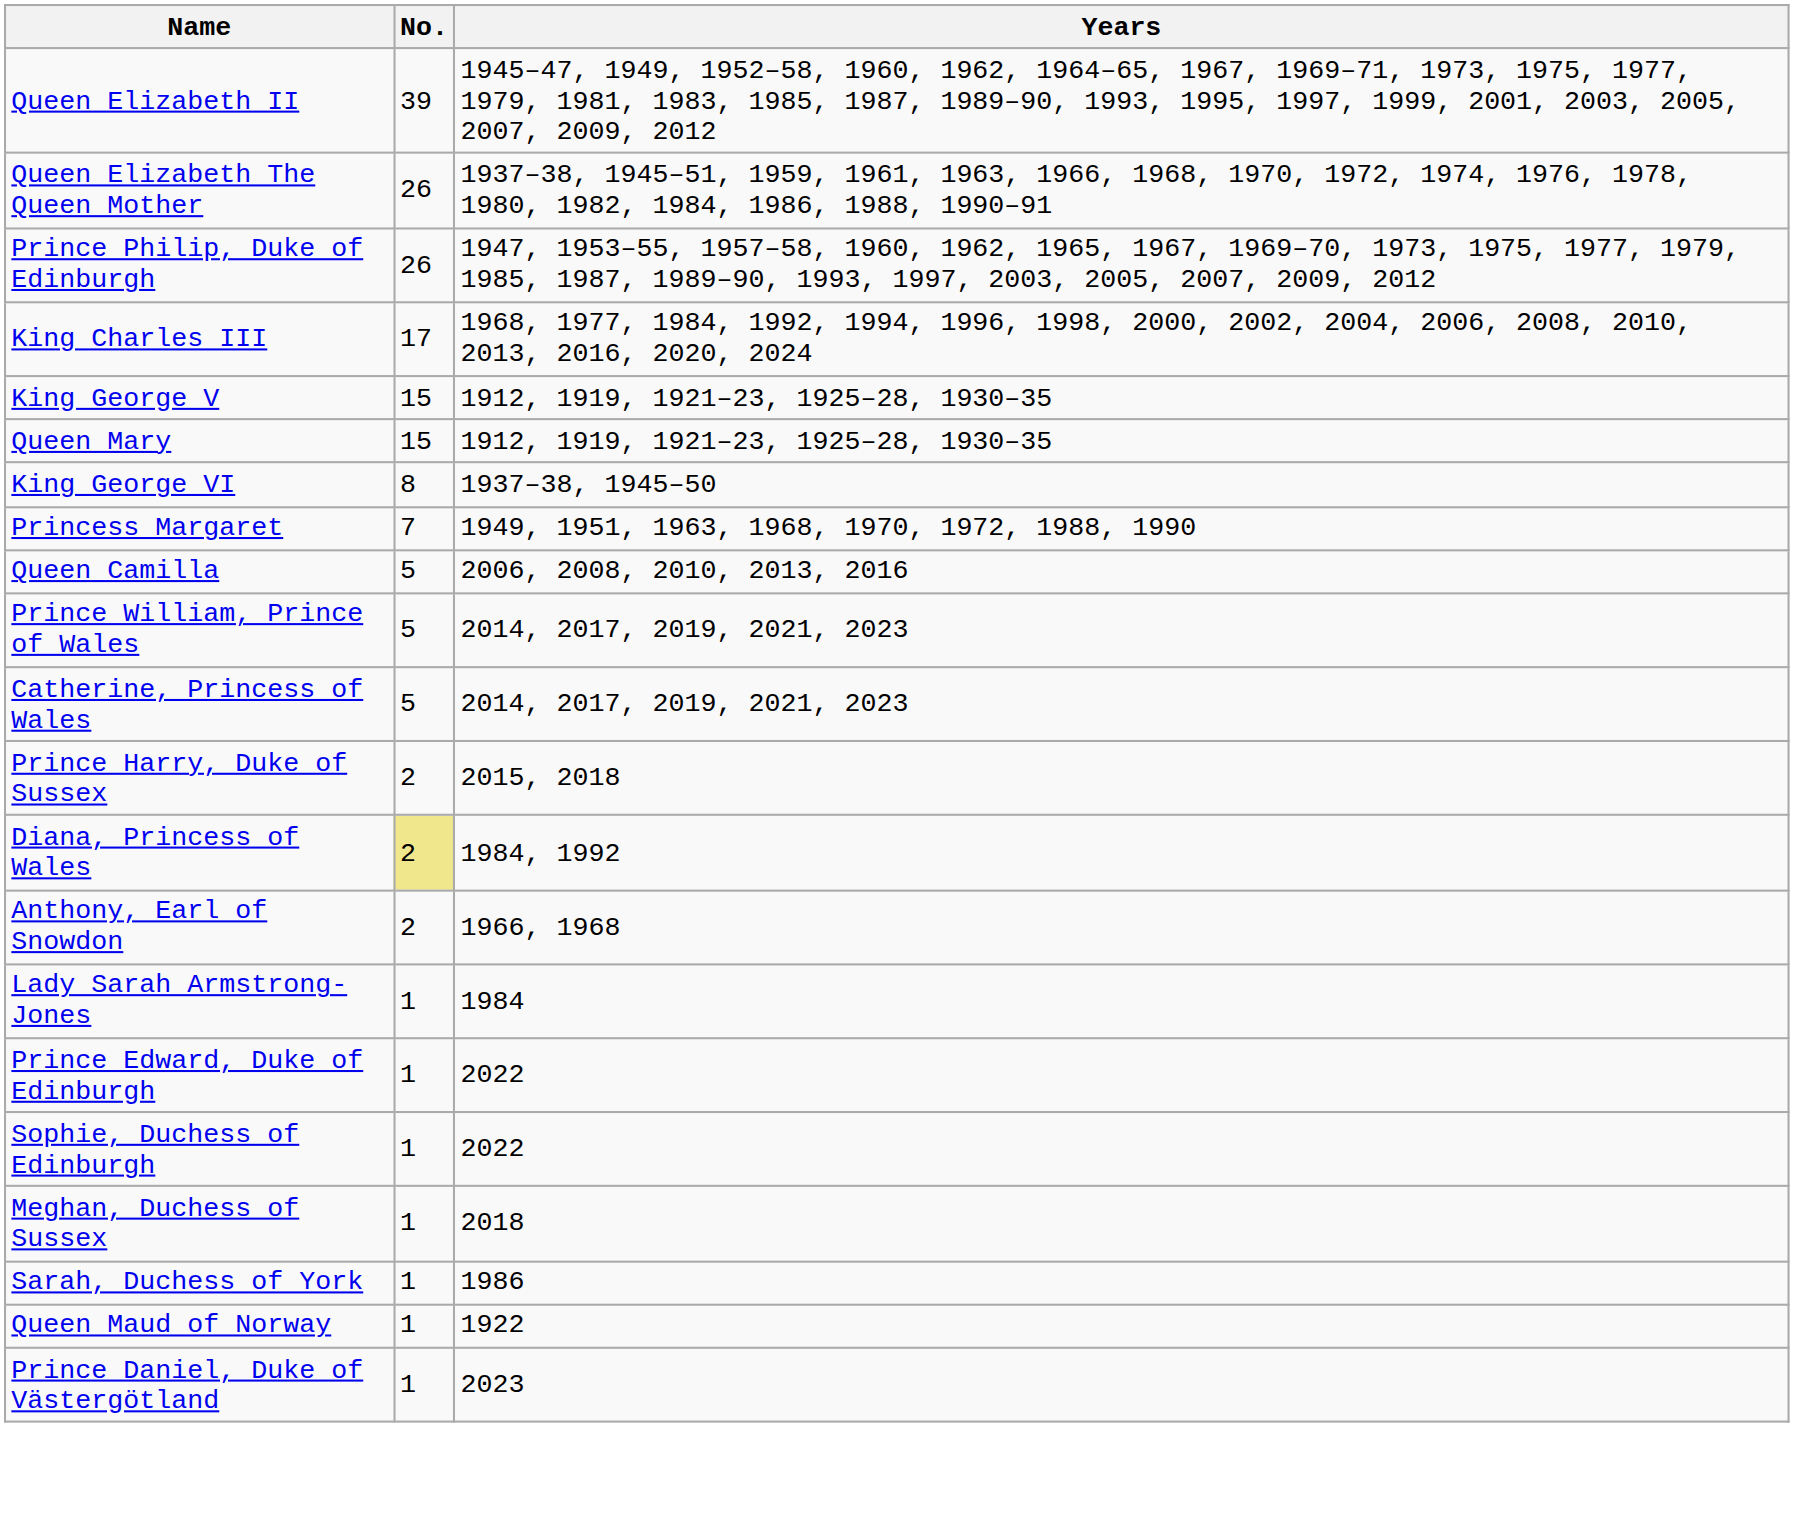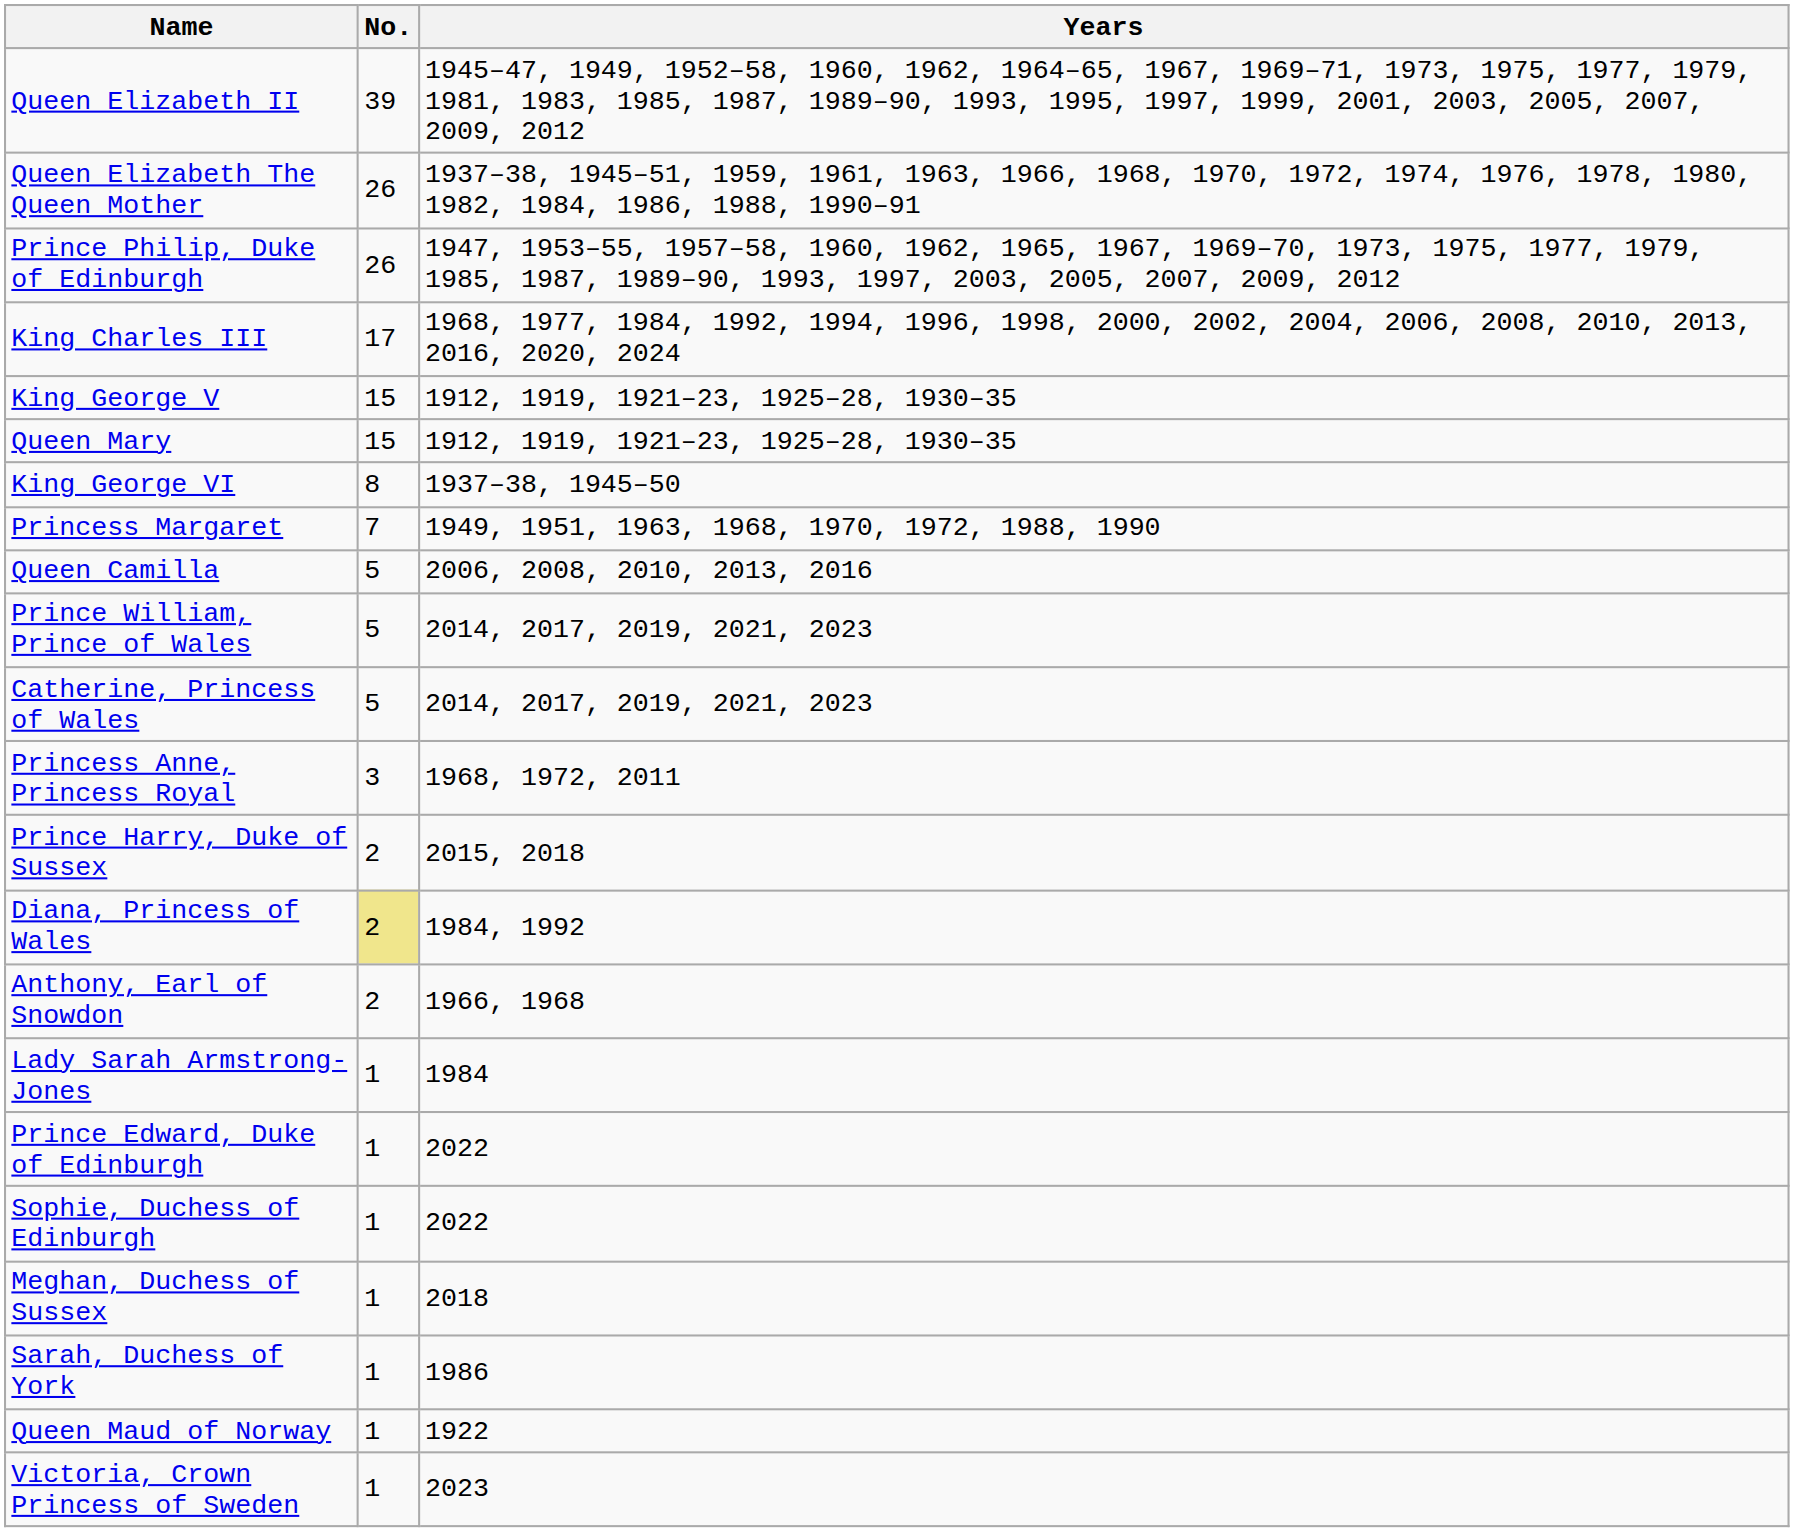+ row: (123, 779)
+ row: (155, 1490)
- row: (187, 1385)
